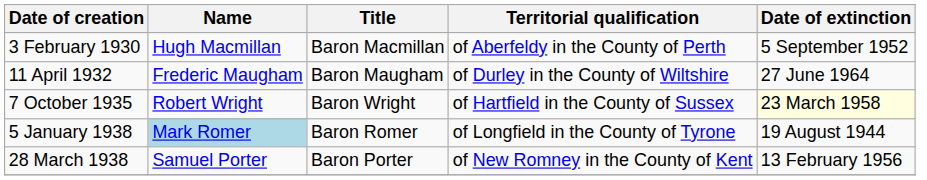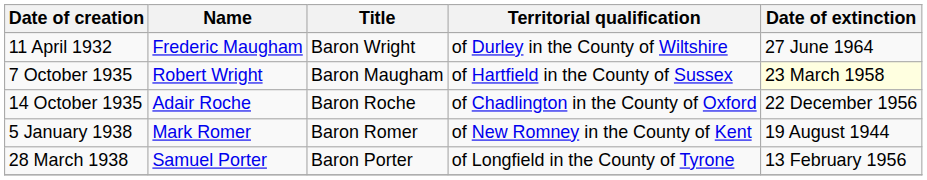- row: (74, 47)
(377, 75) Baron Maugham -> (363, 47) Baron Wright
(363, 103) Baron Wright -> (377, 75) Baron Maugham
+ row: (75, 103)
(202, 132) lightblue background -> (202, 132) no background
(594, 132) of Longfield in the County of Tyrone -> (602, 132) of New Romney in the County of Kent
(603, 160) of New Romney in the County of Kent -> (593, 160) of Longfield in the County of Tyrone
